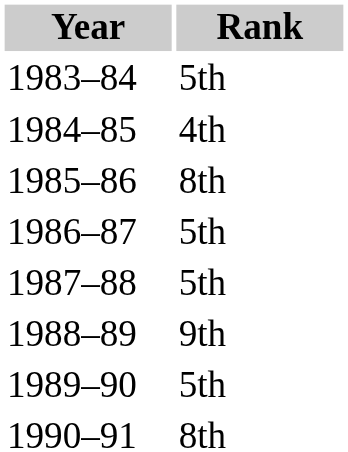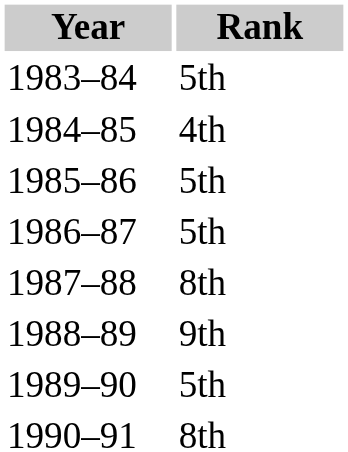(202, 180) 8th -> (202, 180) 5th
(202, 282) 5th -> (202, 282) 8th
